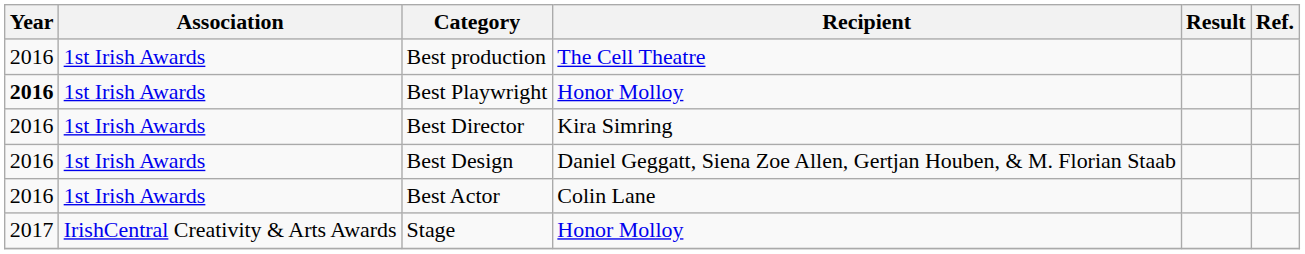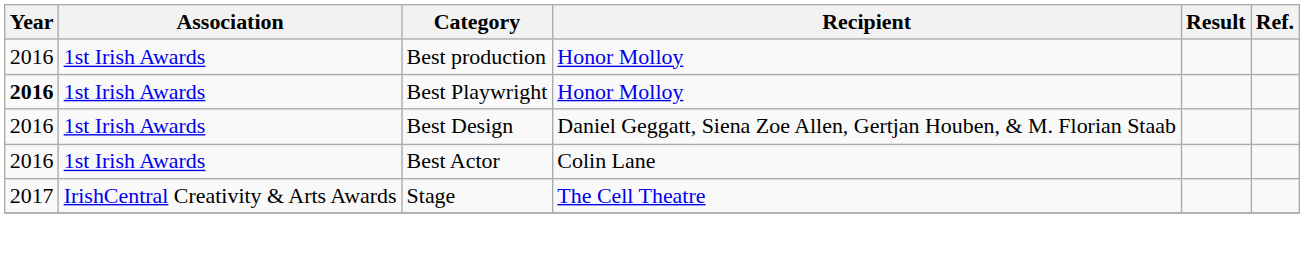(631, 56) The Cell Theatre -> (620, 56) Honor Molloy
- row: (465, 126)
(620, 230) Honor Molloy -> (631, 195) The Cell Theatre
